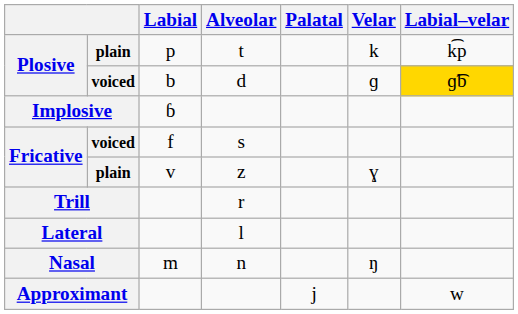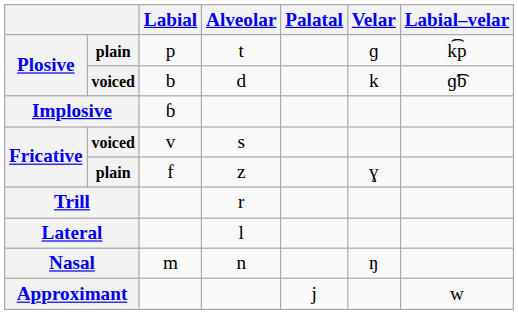(374, 50) k -> (374, 50) ɡ
(374, 80) ɡ -> (374, 80) k
(457, 80) gold background -> (457, 80) no background
(170, 141) f -> (171, 141) v
(171, 171) v -> (170, 171) f
